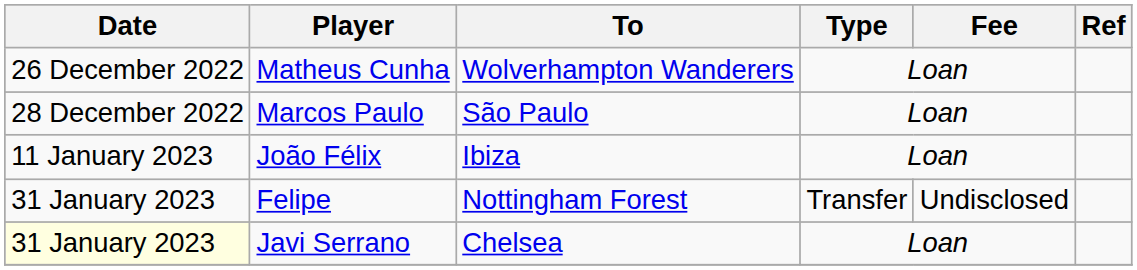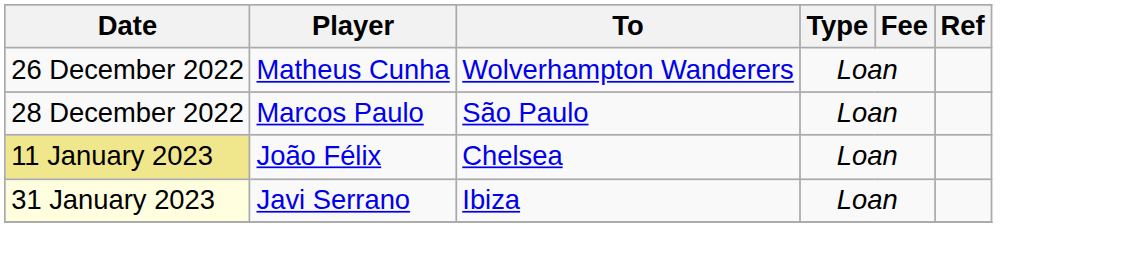(112, 156) no background -> (112, 156) khaki background
(491, 156) Ibiza -> (512, 156) Chelsea
- row: (294, 199)
(512, 243) Chelsea -> (491, 199) Ibiza
